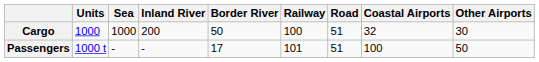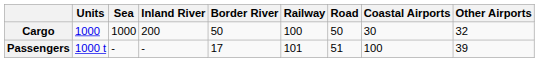(337, 31) 51 -> (337, 31) 50
(370, 31) 32 -> (370, 31) 30
(462, 31) 30 -> (462, 31) 32
(462, 48) 50 -> (462, 48) 39
